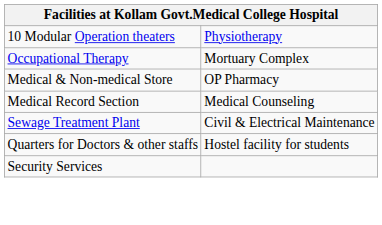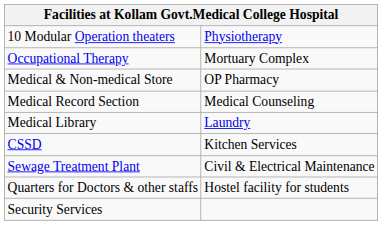+ row: (52, 123)
+ row: (25, 144)
